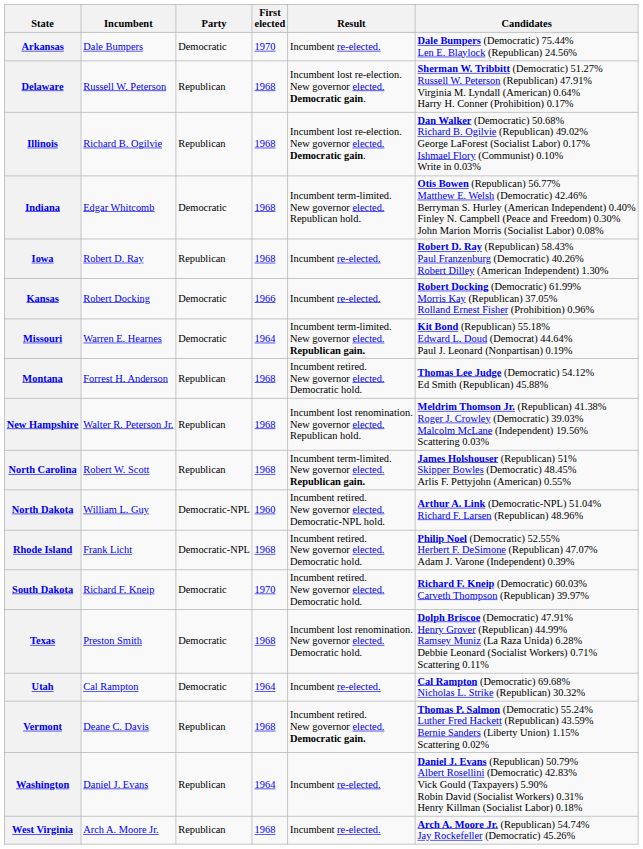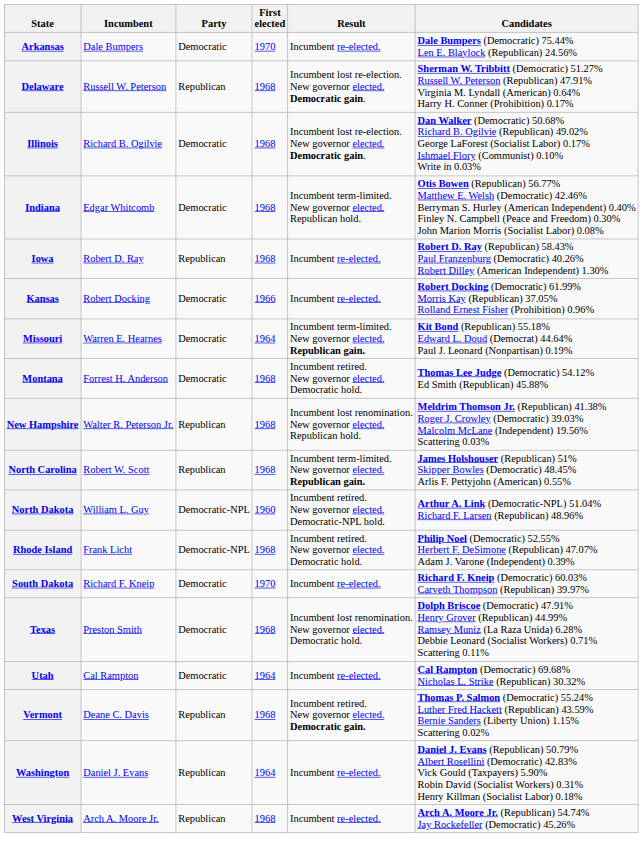(202, 144) Republican -> (202, 144) Democratic
(202, 378) Republican -> (202, 378) Democratic
(337, 589) Incumbent retired. New governor elected. Democratic hold. -> (335, 584) Incumbent re-elected.
